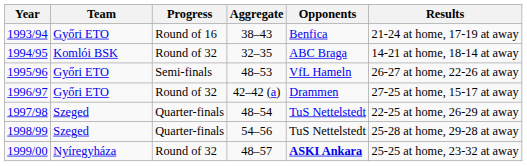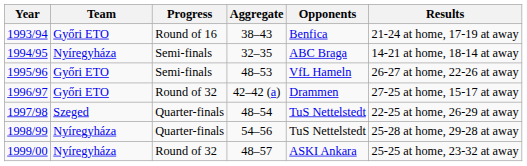(86, 53) Komlói BSK -> (85, 53) Nyíregyháza
(186, 53) Round of 32 -> (184, 53) Semi-finals
(71, 131) Szeged -> (85, 131) Nyíregyháza
(326, 151) bold -> (323, 151) normal
